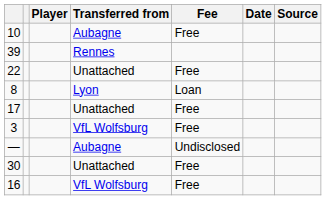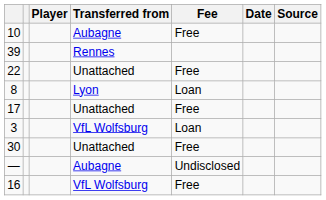(187, 128) Free -> (188, 128) Loan
rows swapped: (14, 166) <-> (14, 147)
